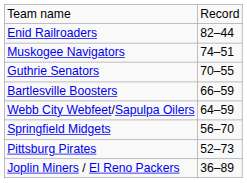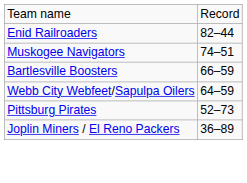- row: (53, 71)
- row: (59, 129)
